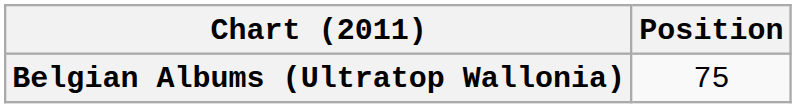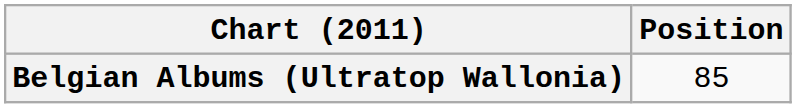(711, 79) 75 -> (711, 79) 85
